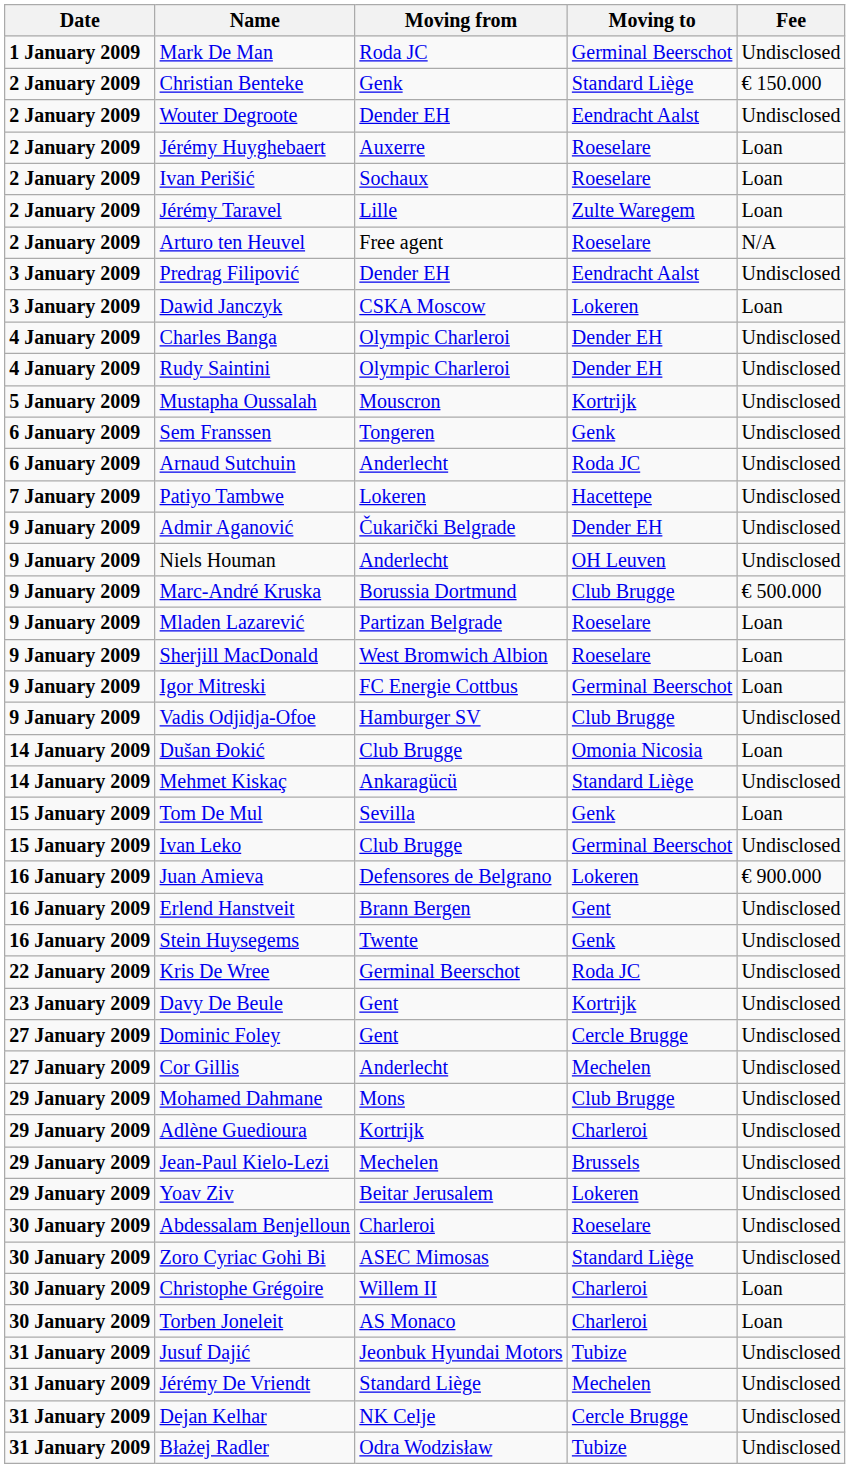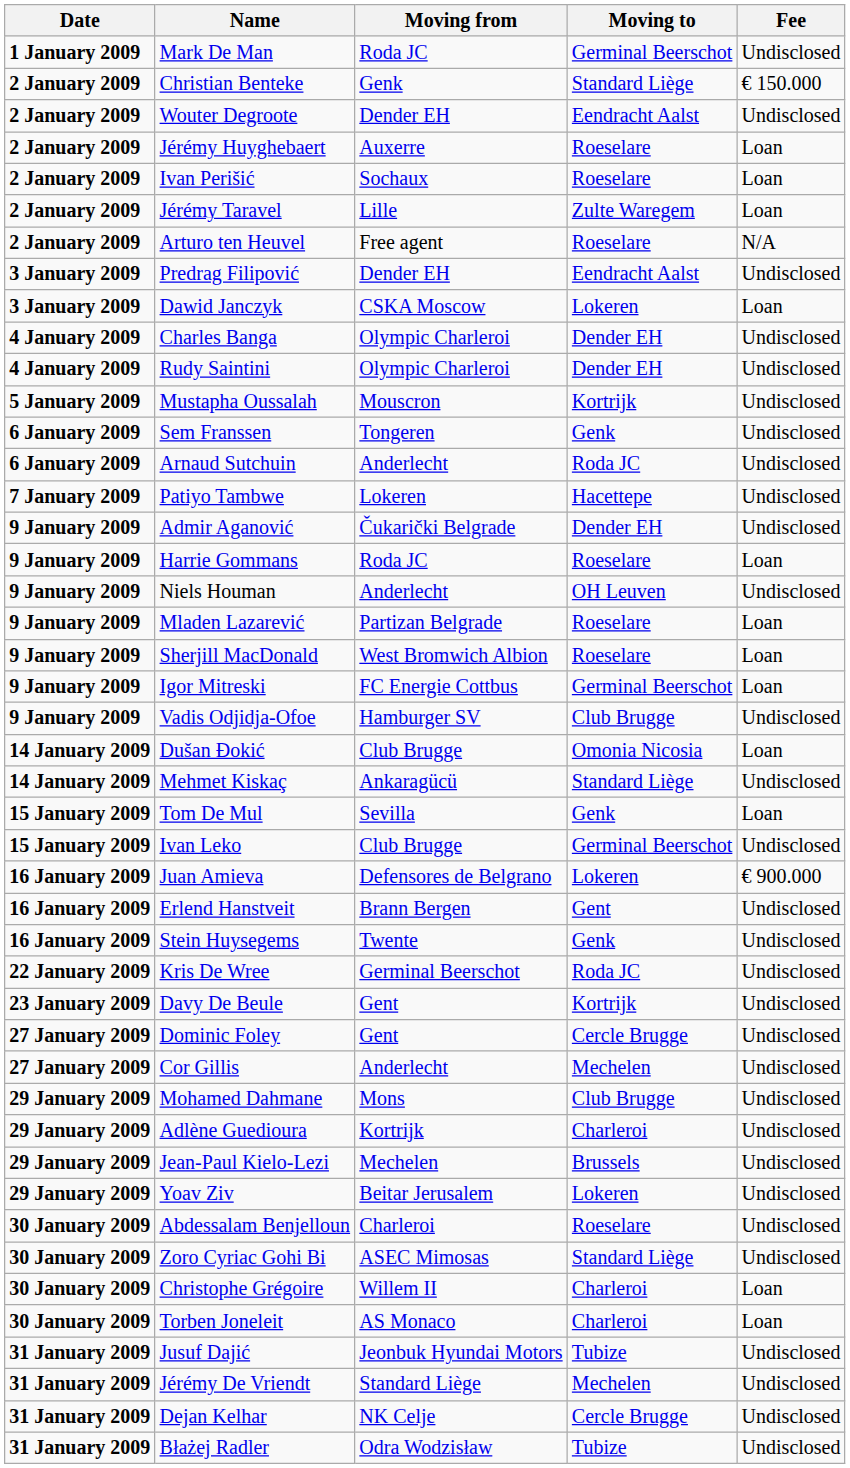+ row: (229, 559)
- row: (240, 591)
